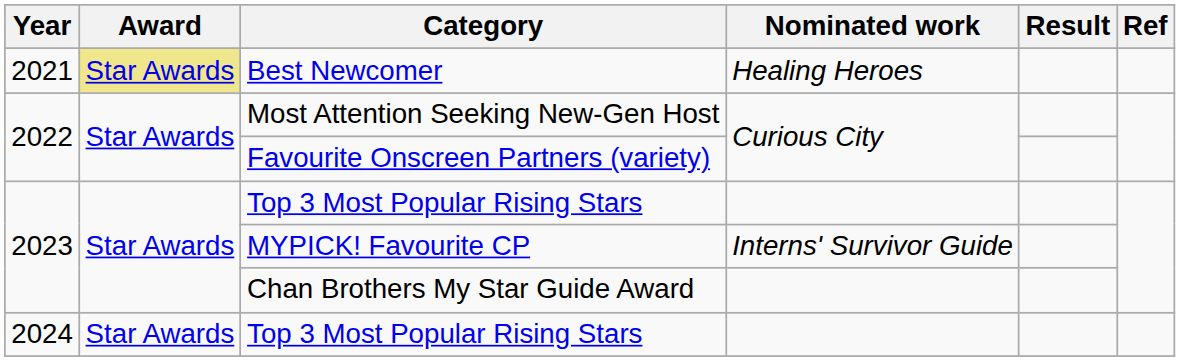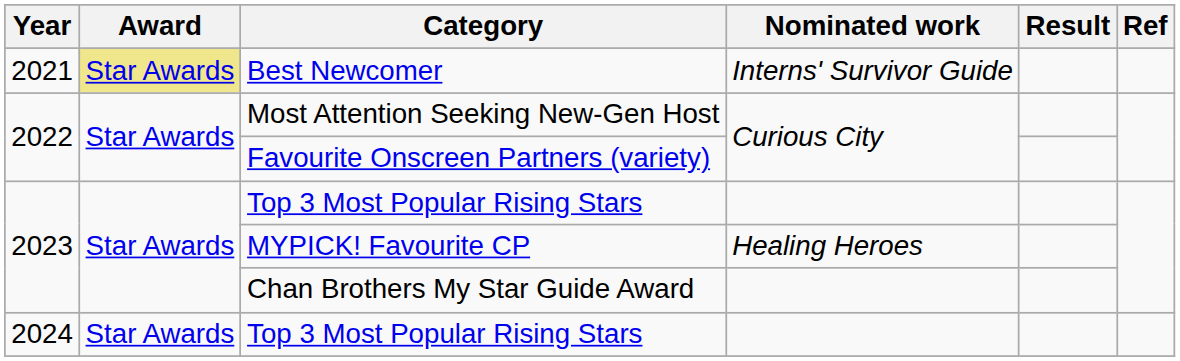(828, 70) Healing Heroes -> (873, 70) Interns' Survivor Guide
(873, 245) Interns' Survivor Guide -> (828, 245) Healing Heroes
